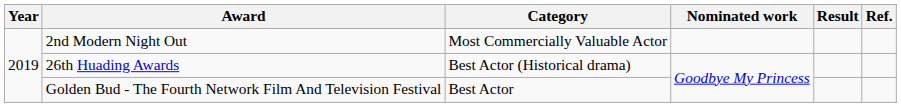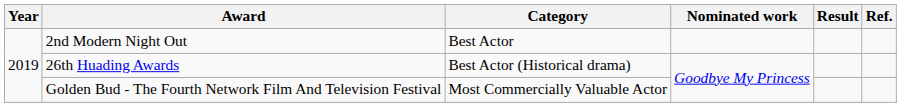(558, 41) Most Commercially Valuable Actor -> (481, 41) Best Actor
(481, 89) Best Actor -> (558, 89) Most Commercially Valuable Actor
